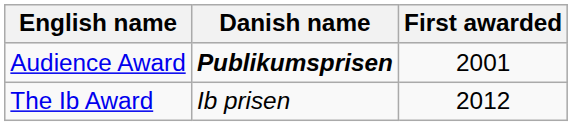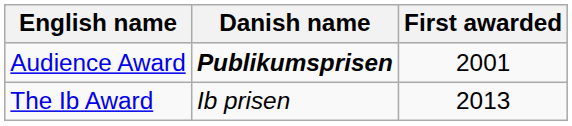(483, 100) 2012 -> (483, 100) 2013
